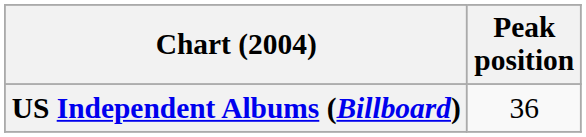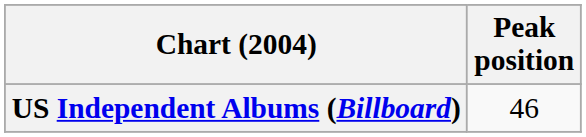(524, 107) 36 -> (524, 107) 46
